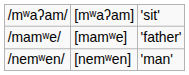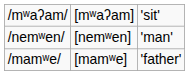rows swapped: (34, 37) <-> (36, 59)
